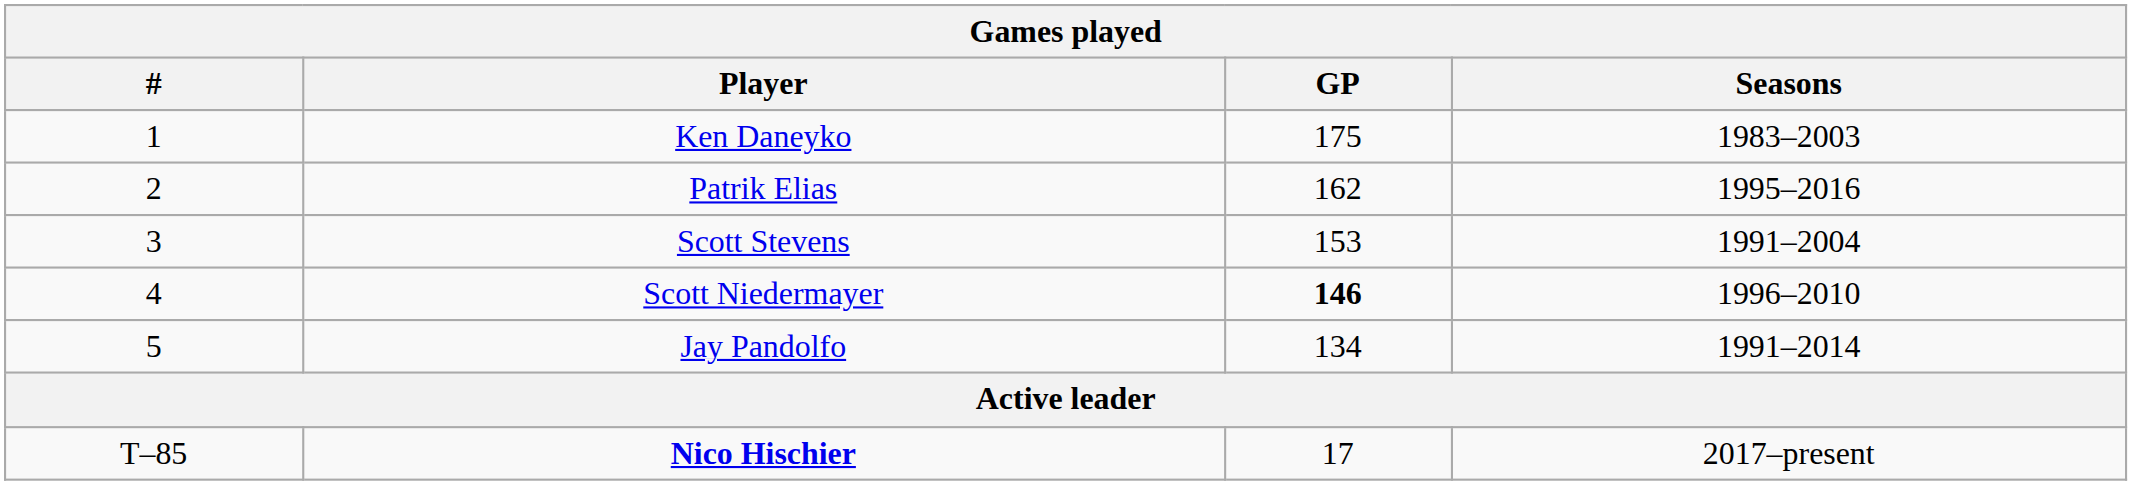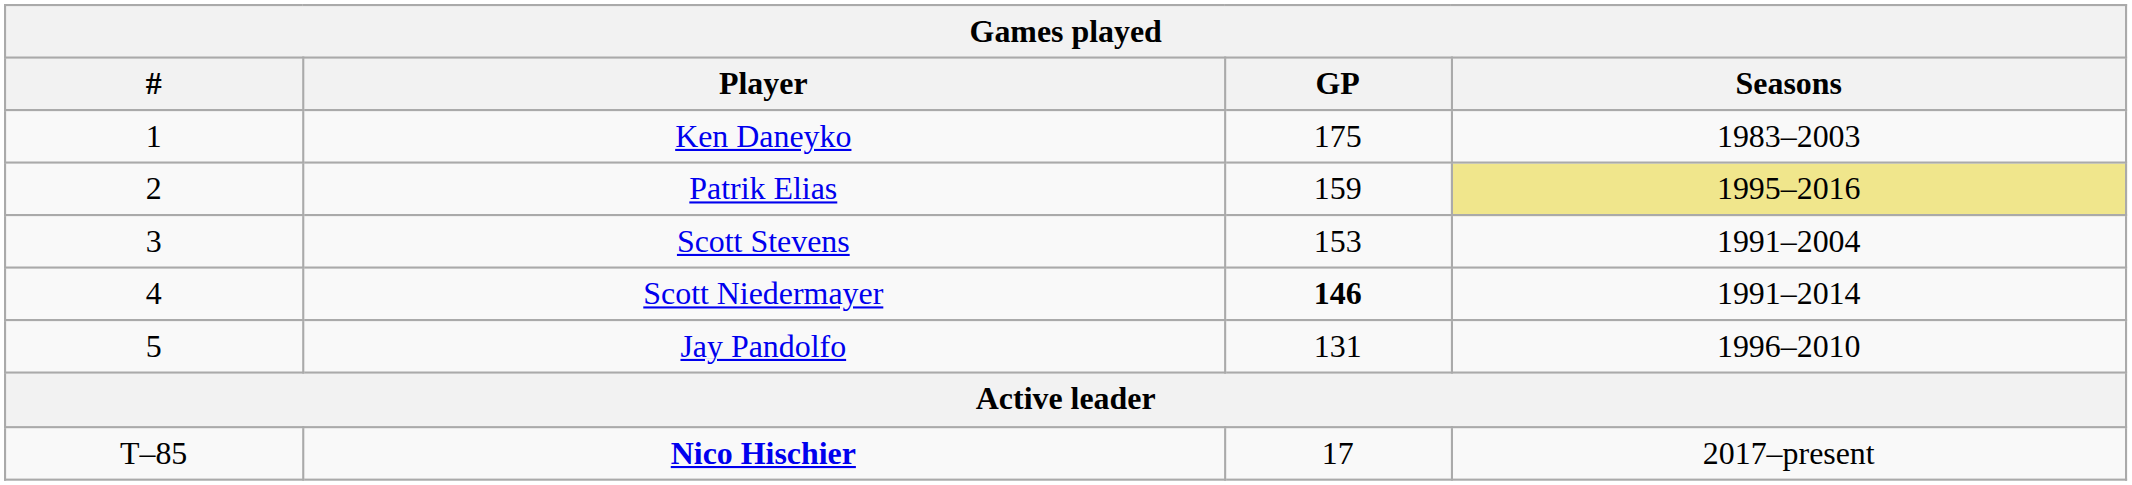(1338, 188) 162 -> (1338, 188) 159
(1789, 188) no background -> (1789, 188) khaki background
(1789, 294) 1996–2010 -> (1789, 294) 1991–2014
(1338, 346) 134 -> (1338, 346) 131
(1789, 346) 1991–2014 -> (1789, 346) 1996–2010
